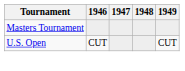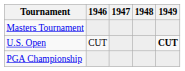(167, 43) normal -> (168, 43) bold
+ row: (44, 59)
